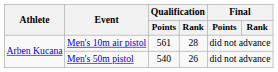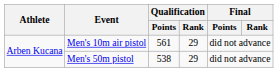(193, 43) 28 -> (193, 43) 29
(164, 59) 540 -> (164, 59) 538
(193, 59) 26 -> (193, 59) 29
